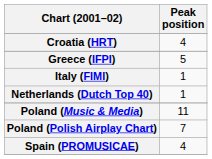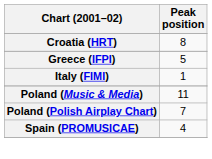(183, 42) 4 -> (183, 42) 8
- row: (82, 94)
